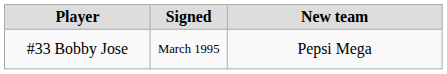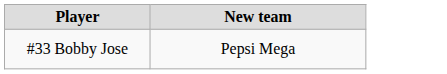- column: (189, 17)
